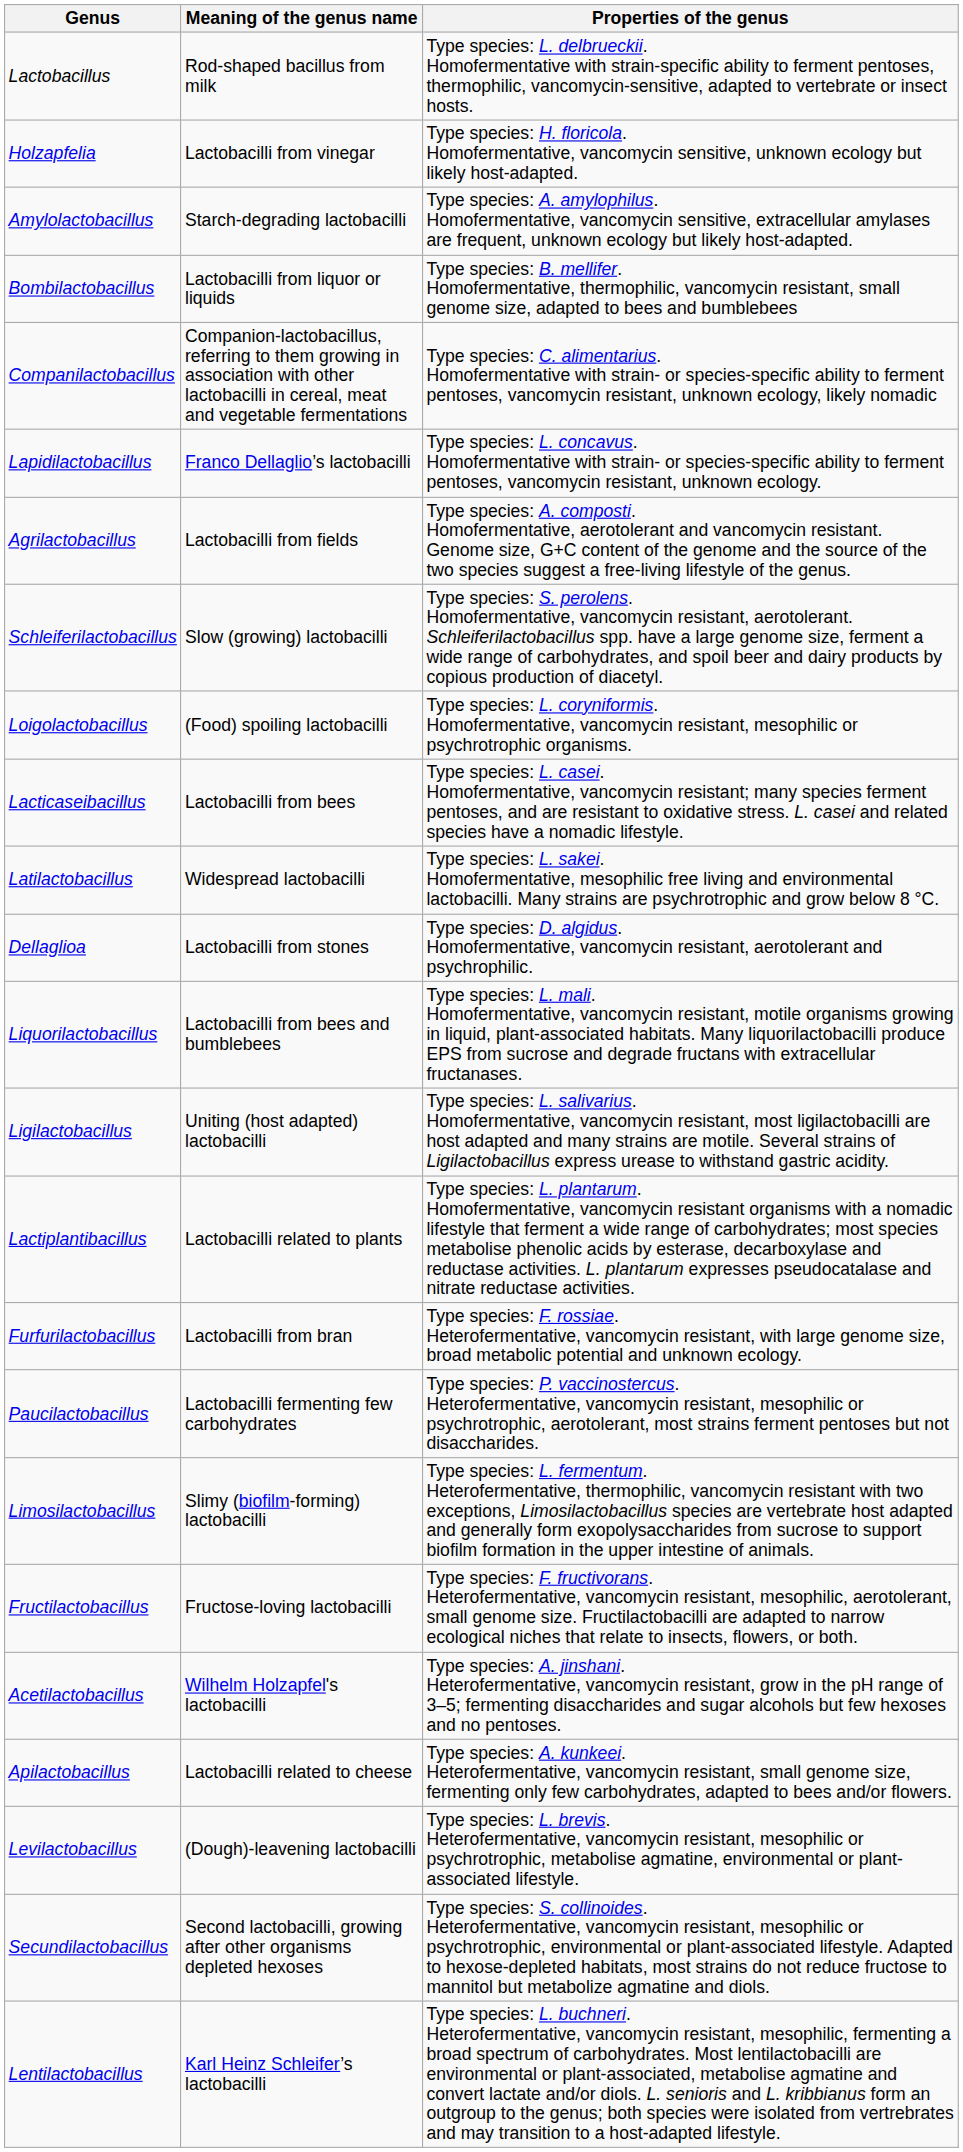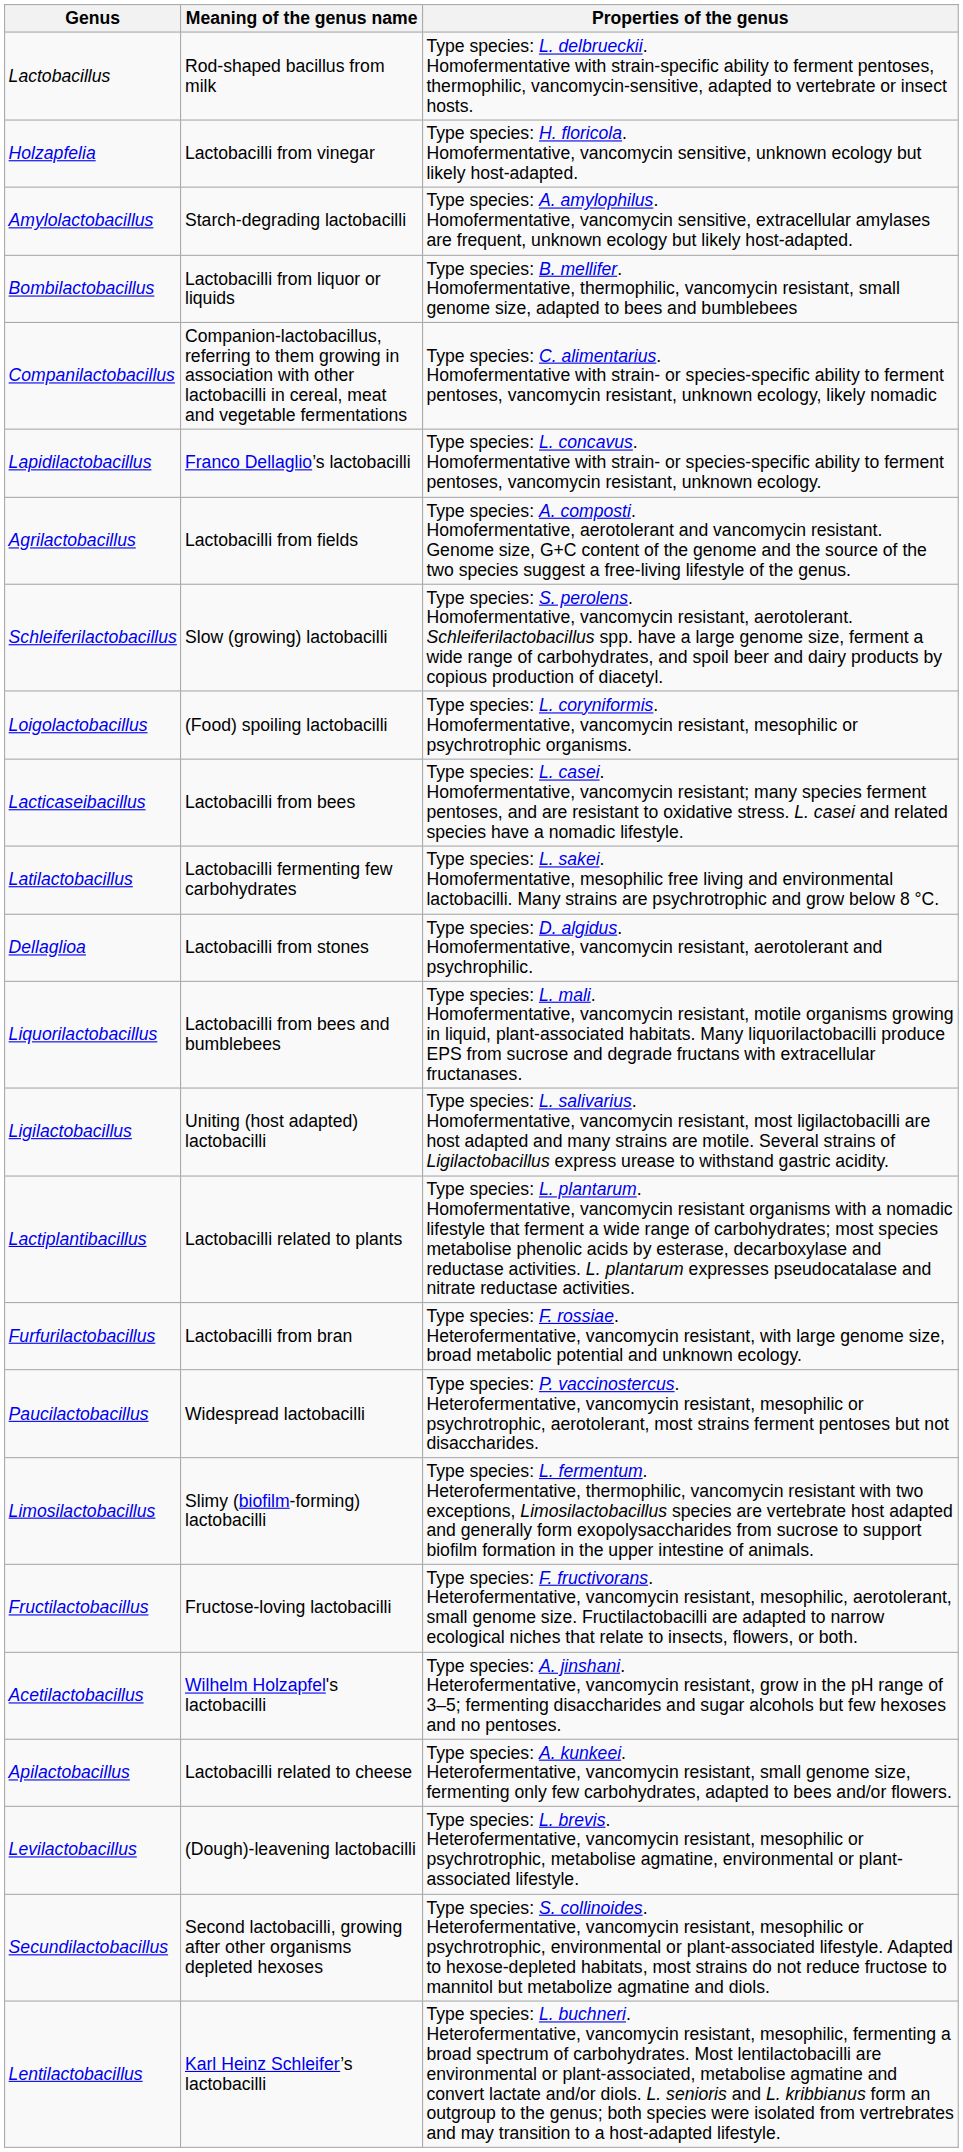(275, 879) Widespread lactobacilli -> (289, 879) Lactobacilli fermenting few carbohydrates
(289, 1413) Lactobacilli fermenting few carbohydrates -> (275, 1413) Widespread lactobacilli
